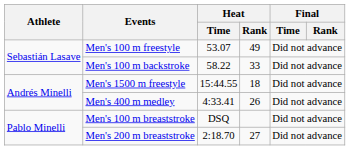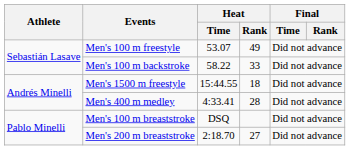(255, 101) 26 -> (255, 101) 28
